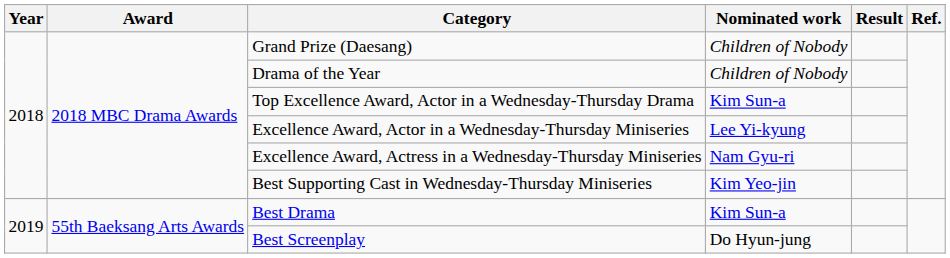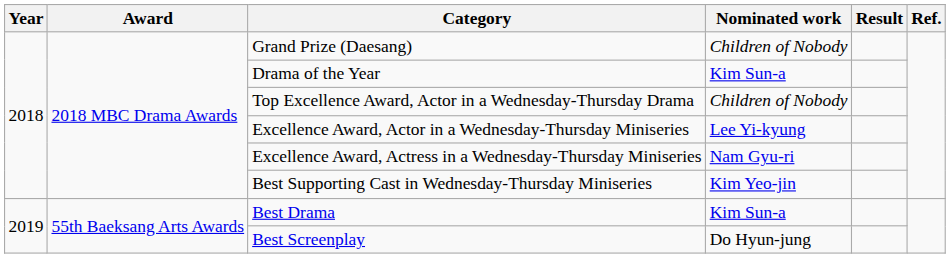(779, 73) Children of Nobody -> (748, 73) Kim Sun-a
(748, 101) Kim Sun-a -> (779, 101) Children of Nobody
